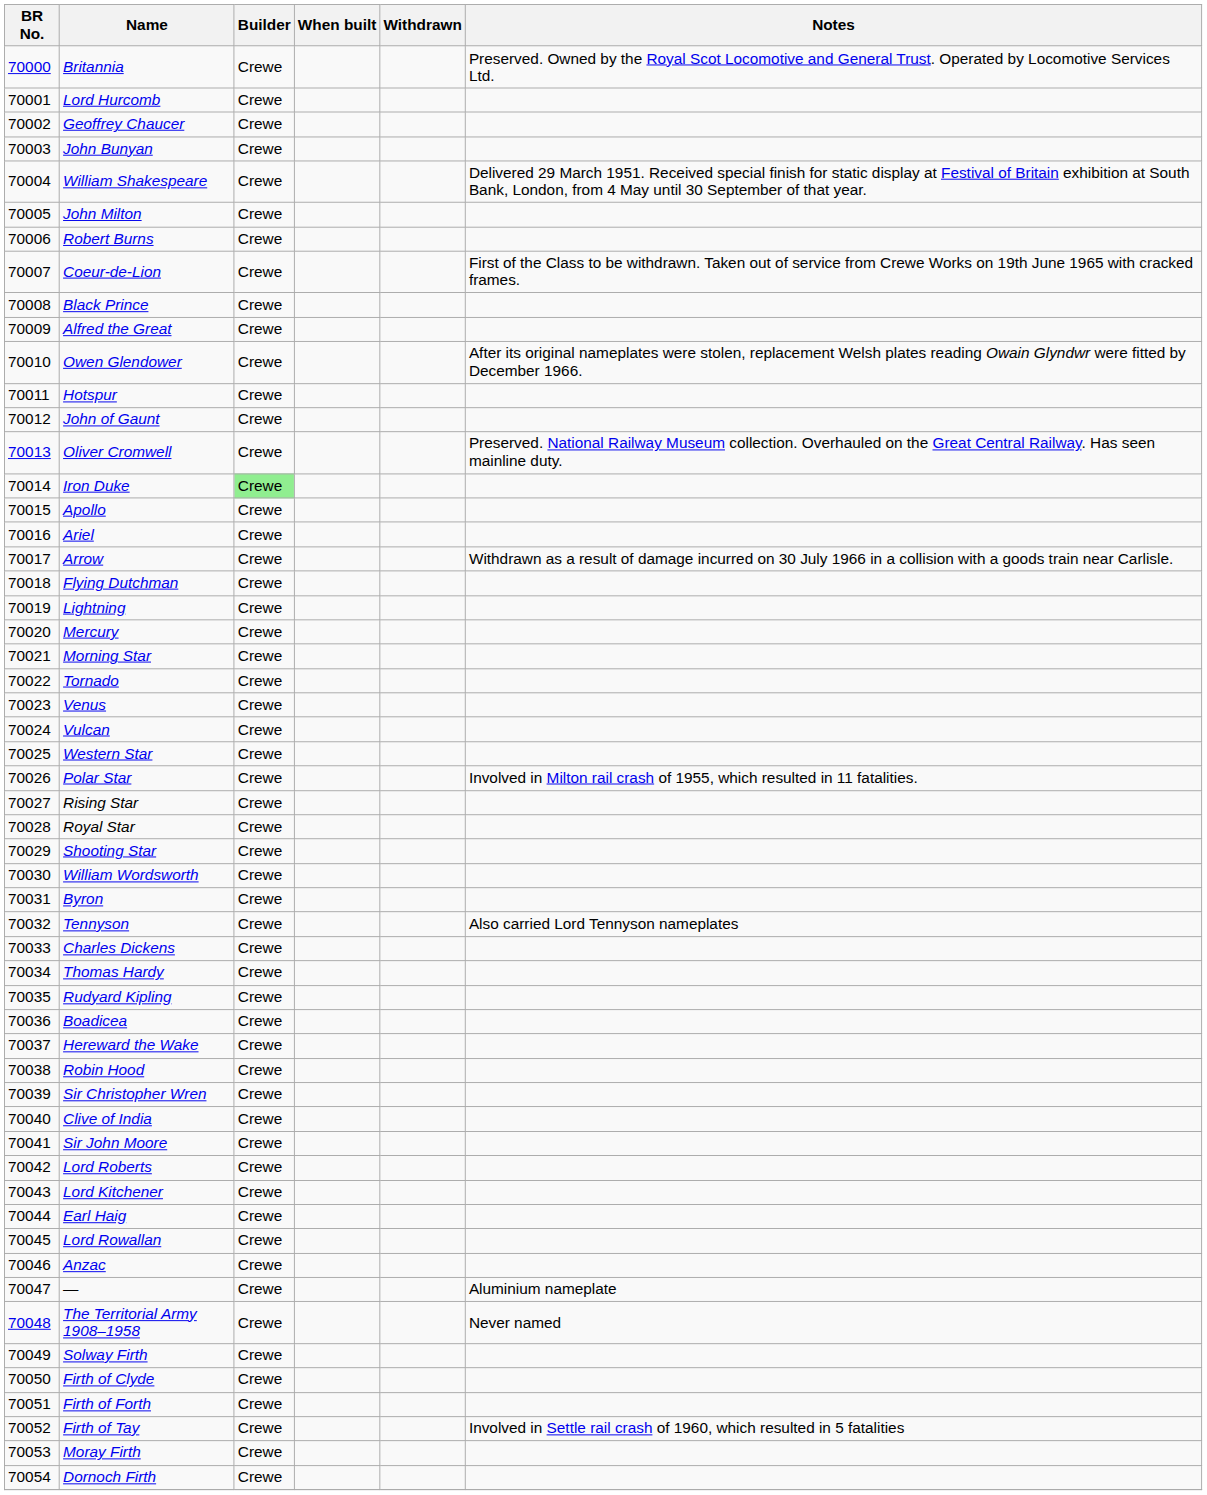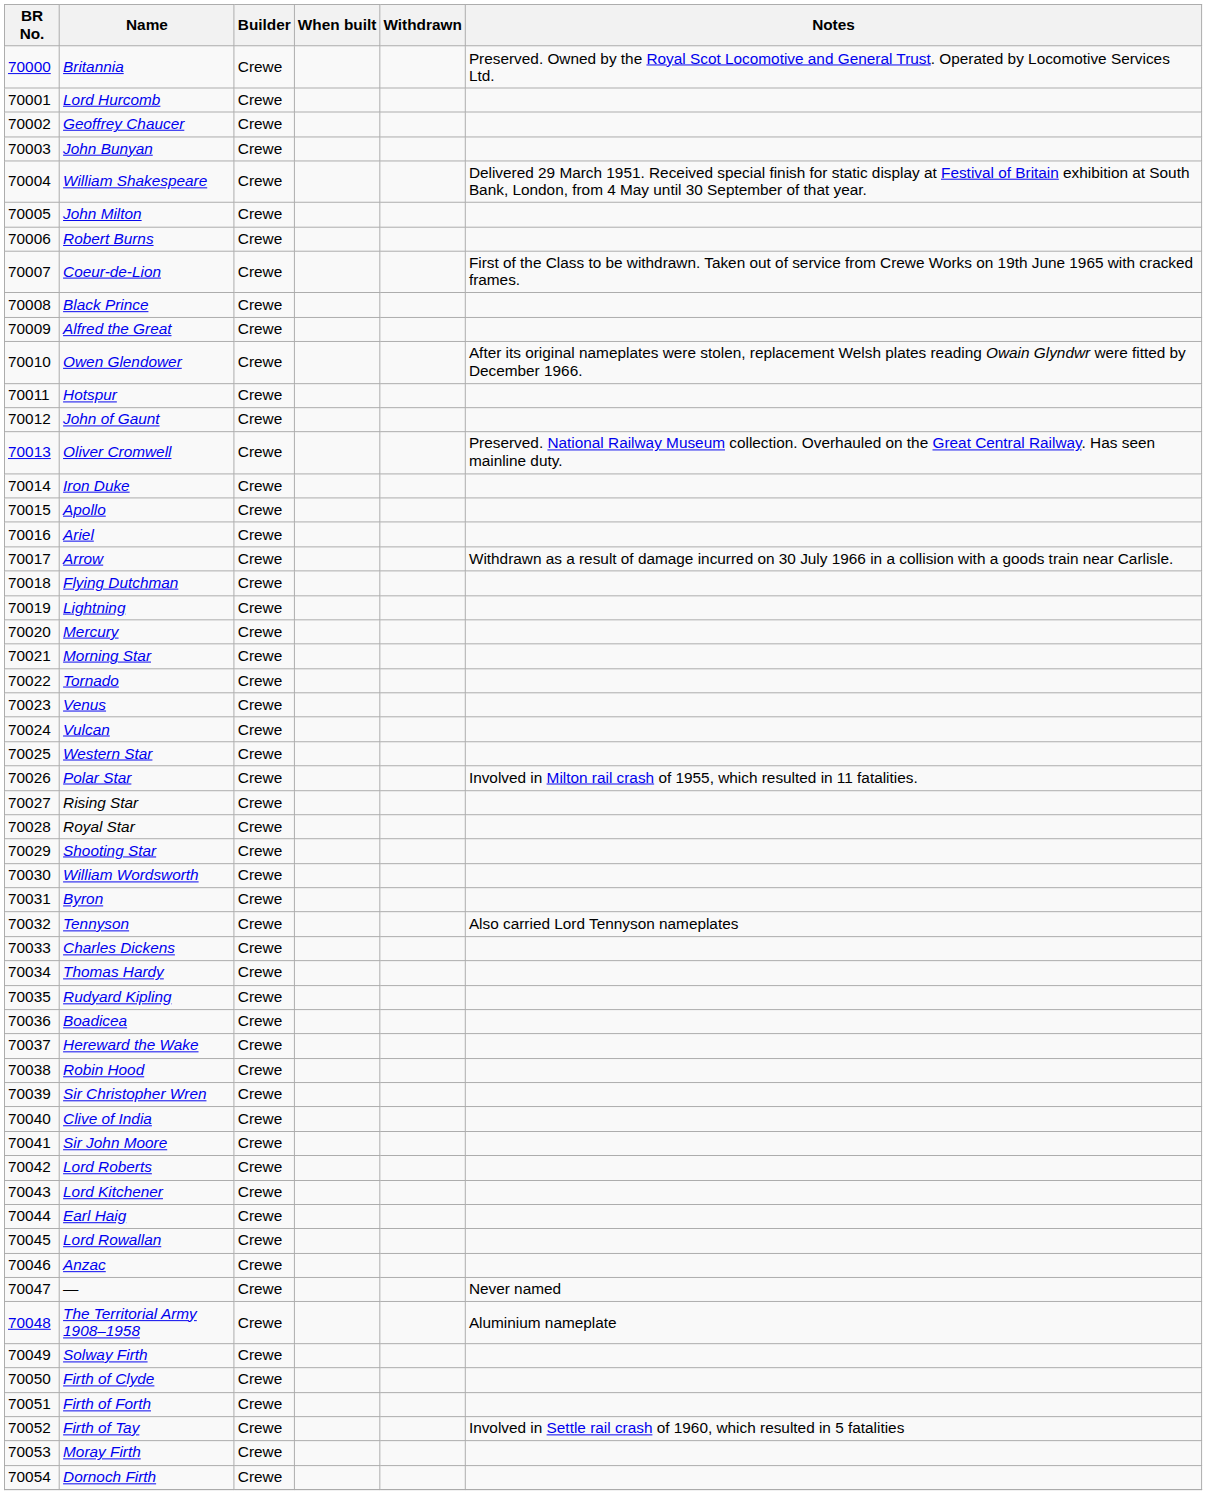(260, 485) lightgreen background -> (260, 485) no background
(543, 1289) Aluminium nameplate -> (515, 1289) Never named
(515, 1322) Never named -> (543, 1322) Aluminium nameplate
